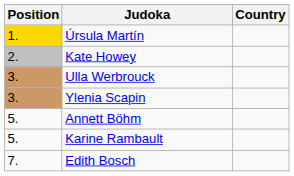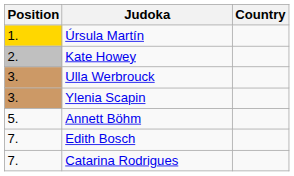- row: (114, 139)
+ row: (122, 160)
